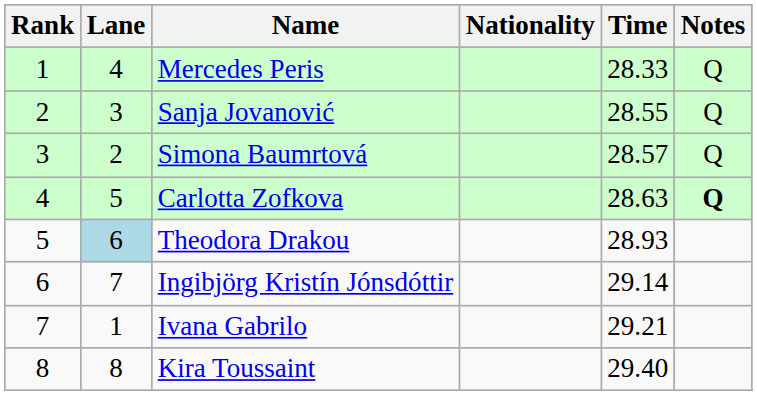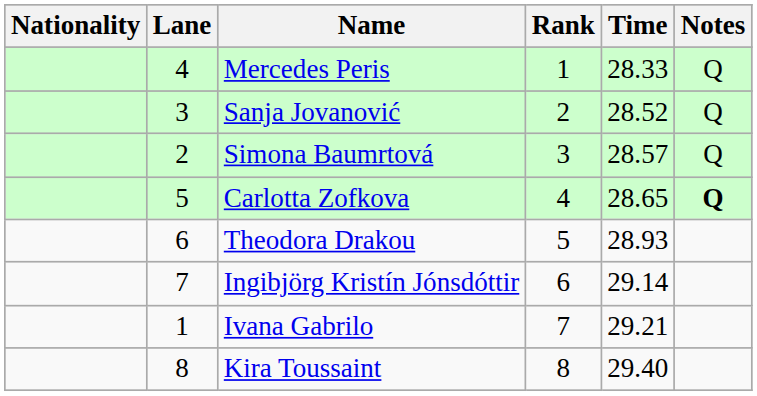columns swapped: (43, 25) <-> (530, 25)
(638, 111) 28.55 -> (638, 111) 28.52
(638, 197) 28.63 -> (638, 197) 28.65
(116, 240) lightblue background -> (182, 240) no background
